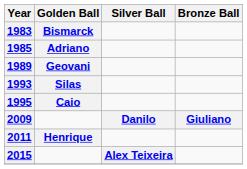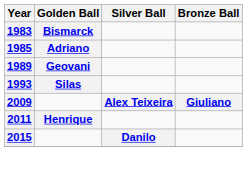- row: (19, 102)
(139, 119) Danilo -> (139, 102) Alex Teixeira
(139, 155) Alex Teixeira -> (139, 137) Danilo
